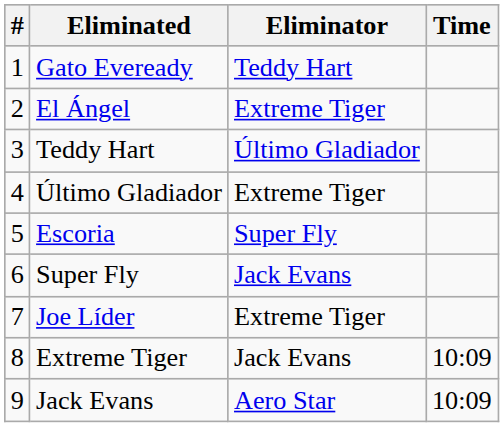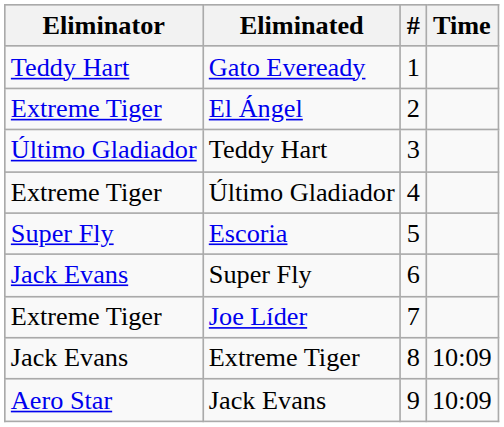columns swapped: (17, 25) <-> (327, 25)
